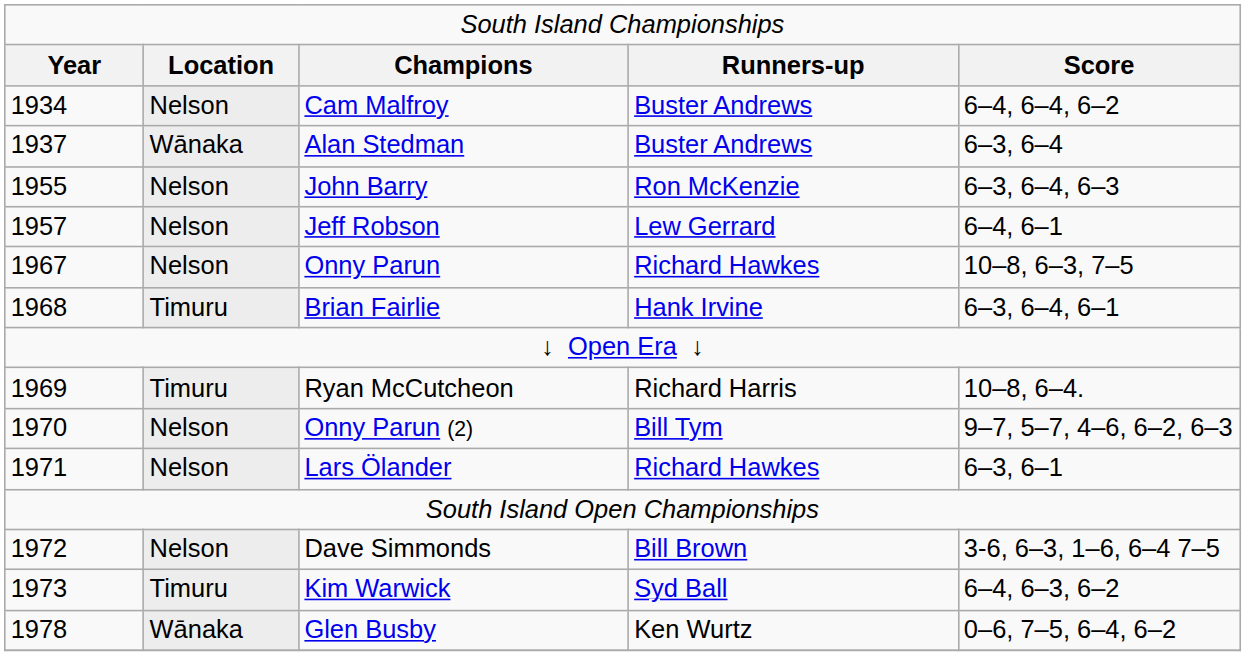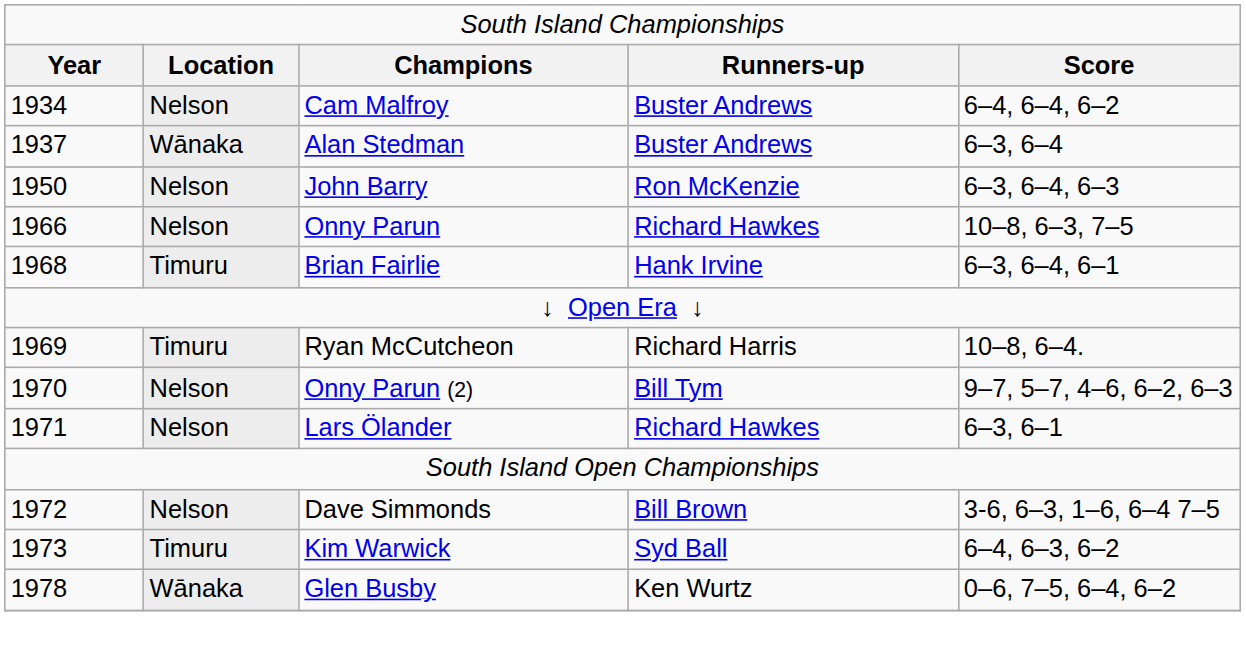(39, 186) 1955 -> (39, 186) 1950
- row: (372, 226)
(39, 266) 1967 -> (39, 226) 1966
